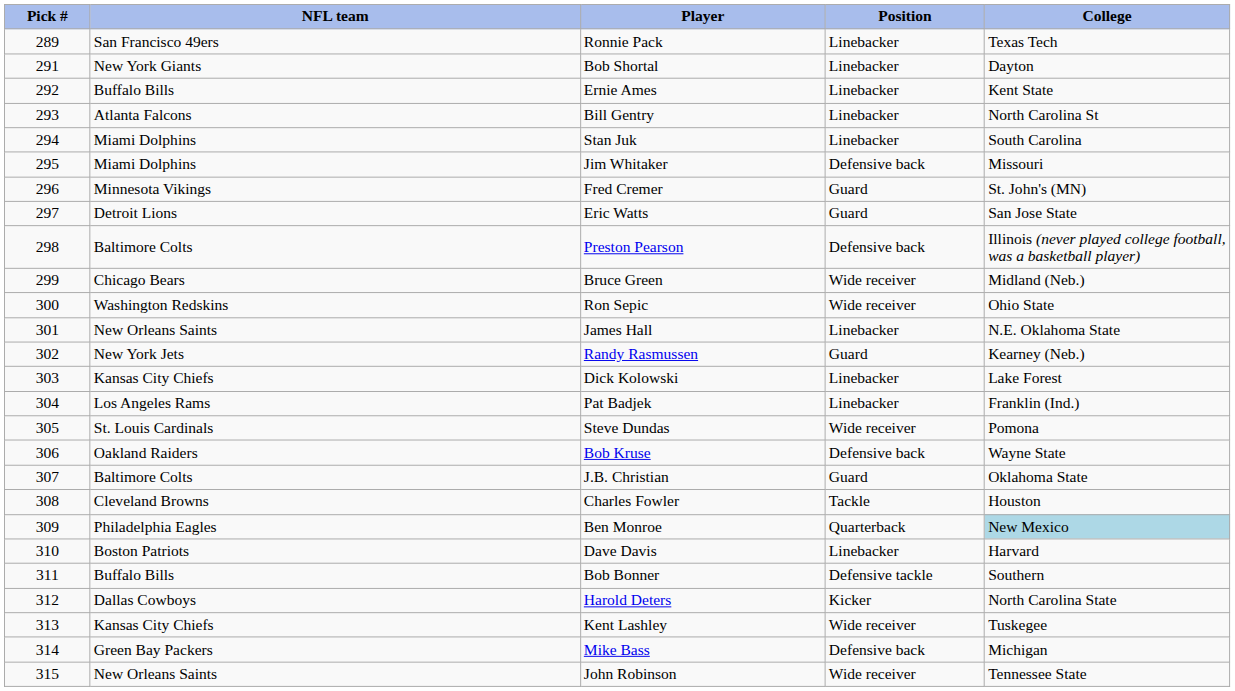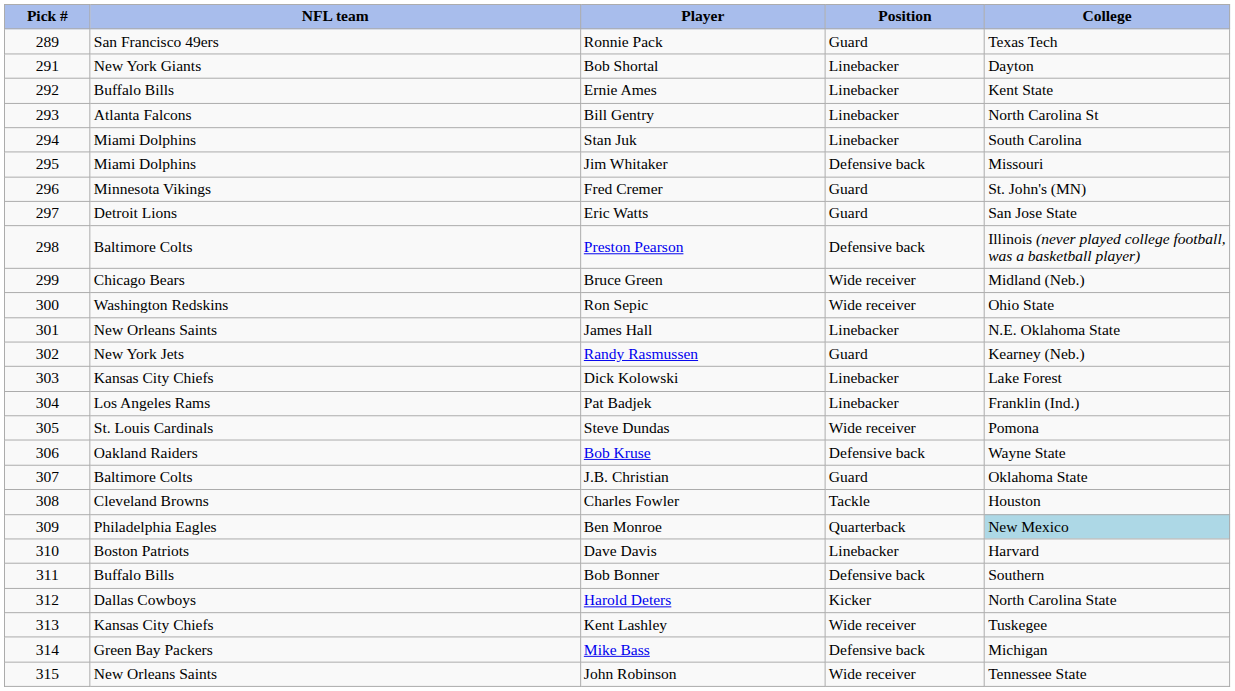(864, 41) Linebacker -> (848, 41) Guard
(881, 575) Defensive tackle -> (877, 575) Defensive back
